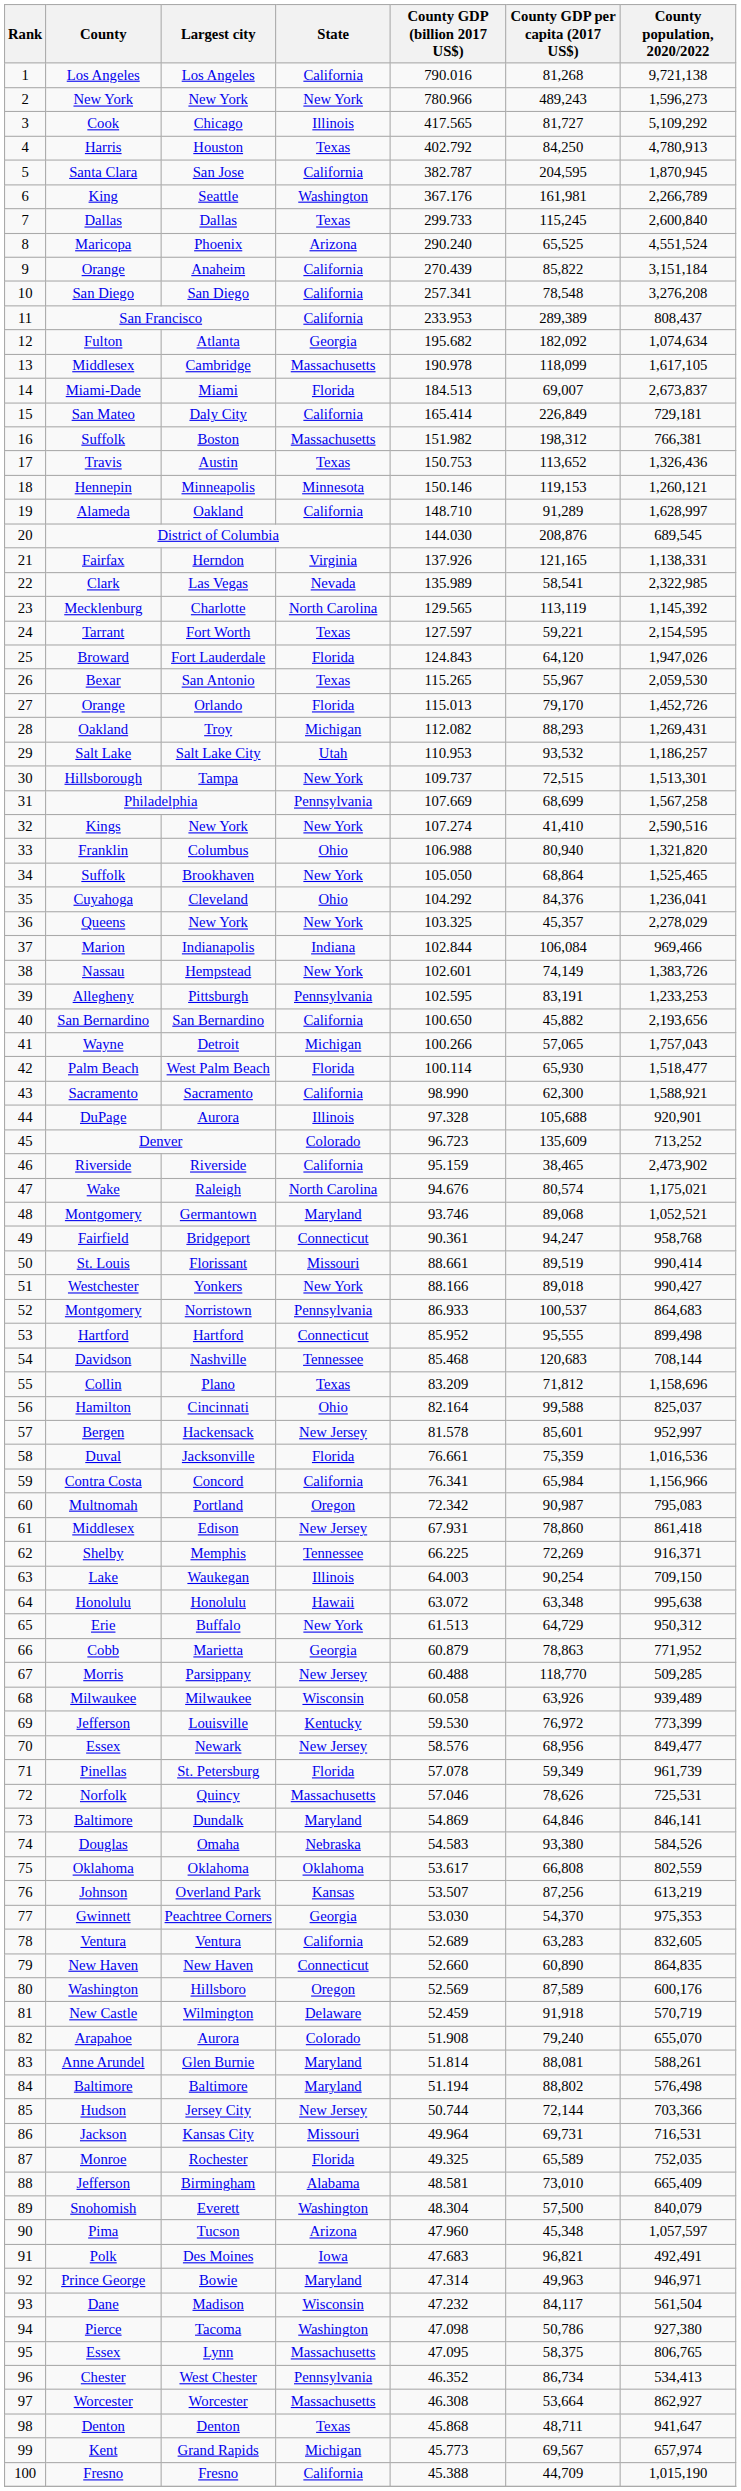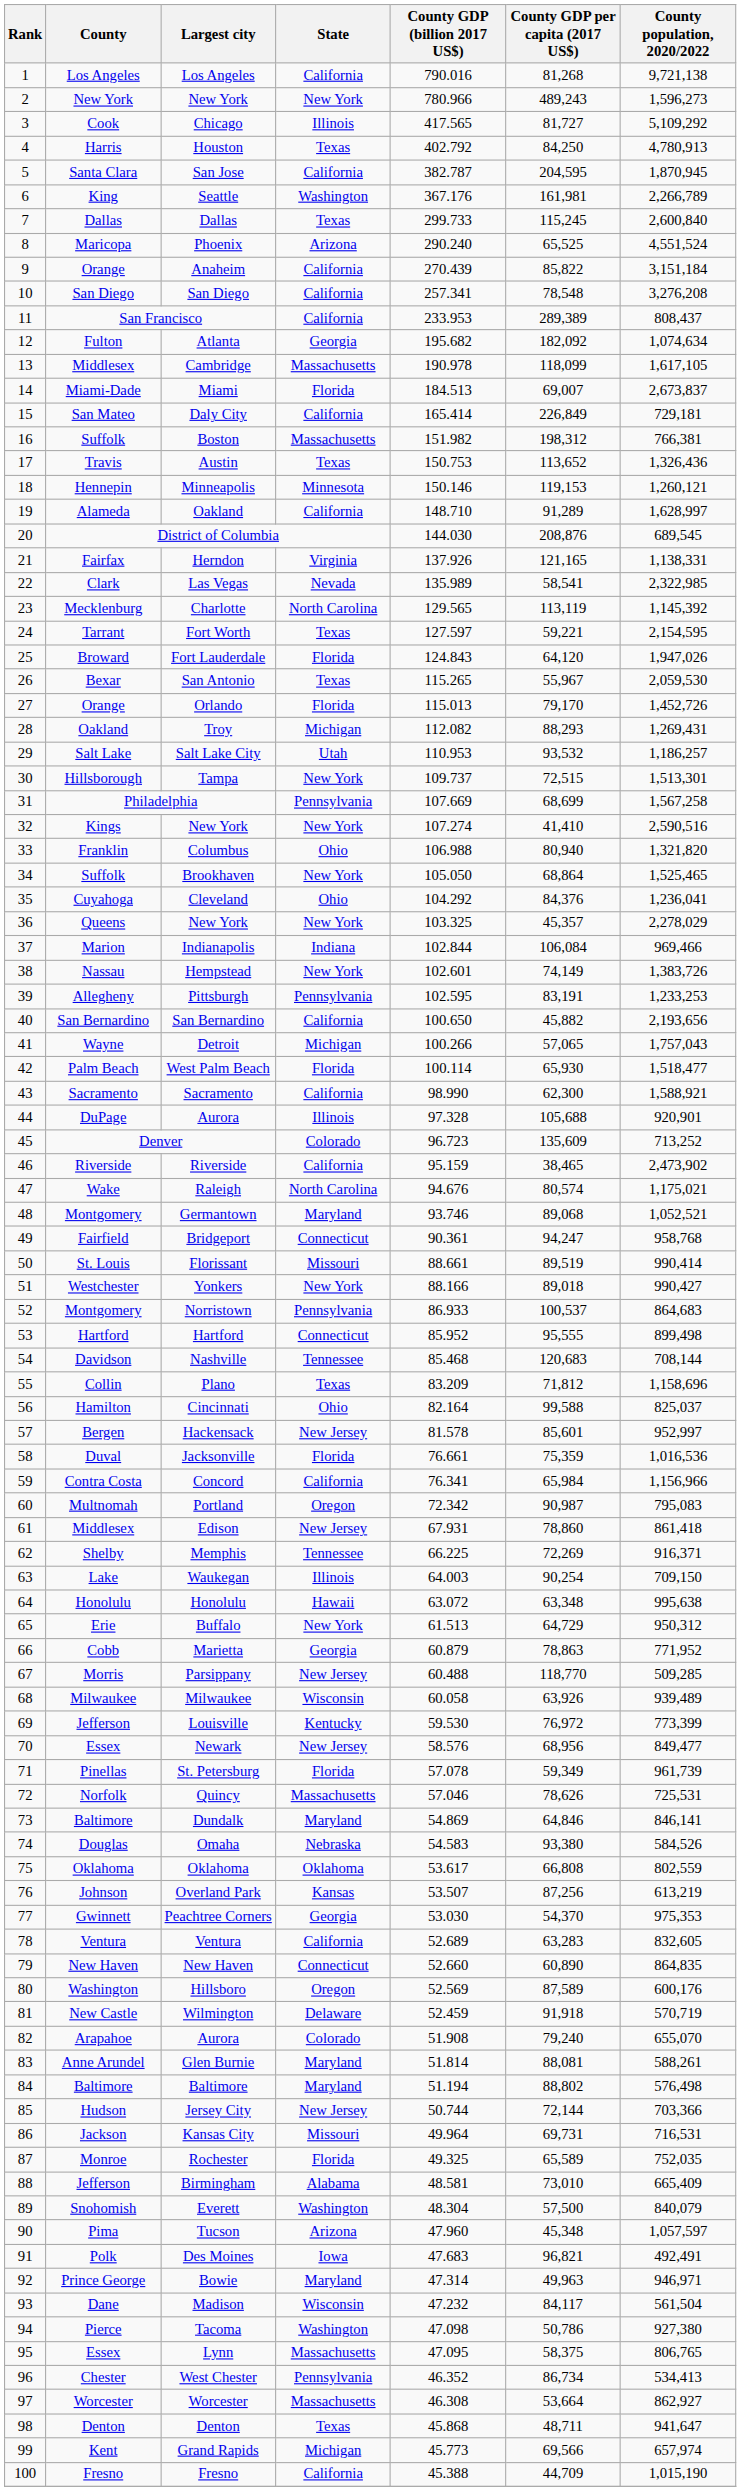(563, 2449) 69,567 -> (563, 2449) 69,566
